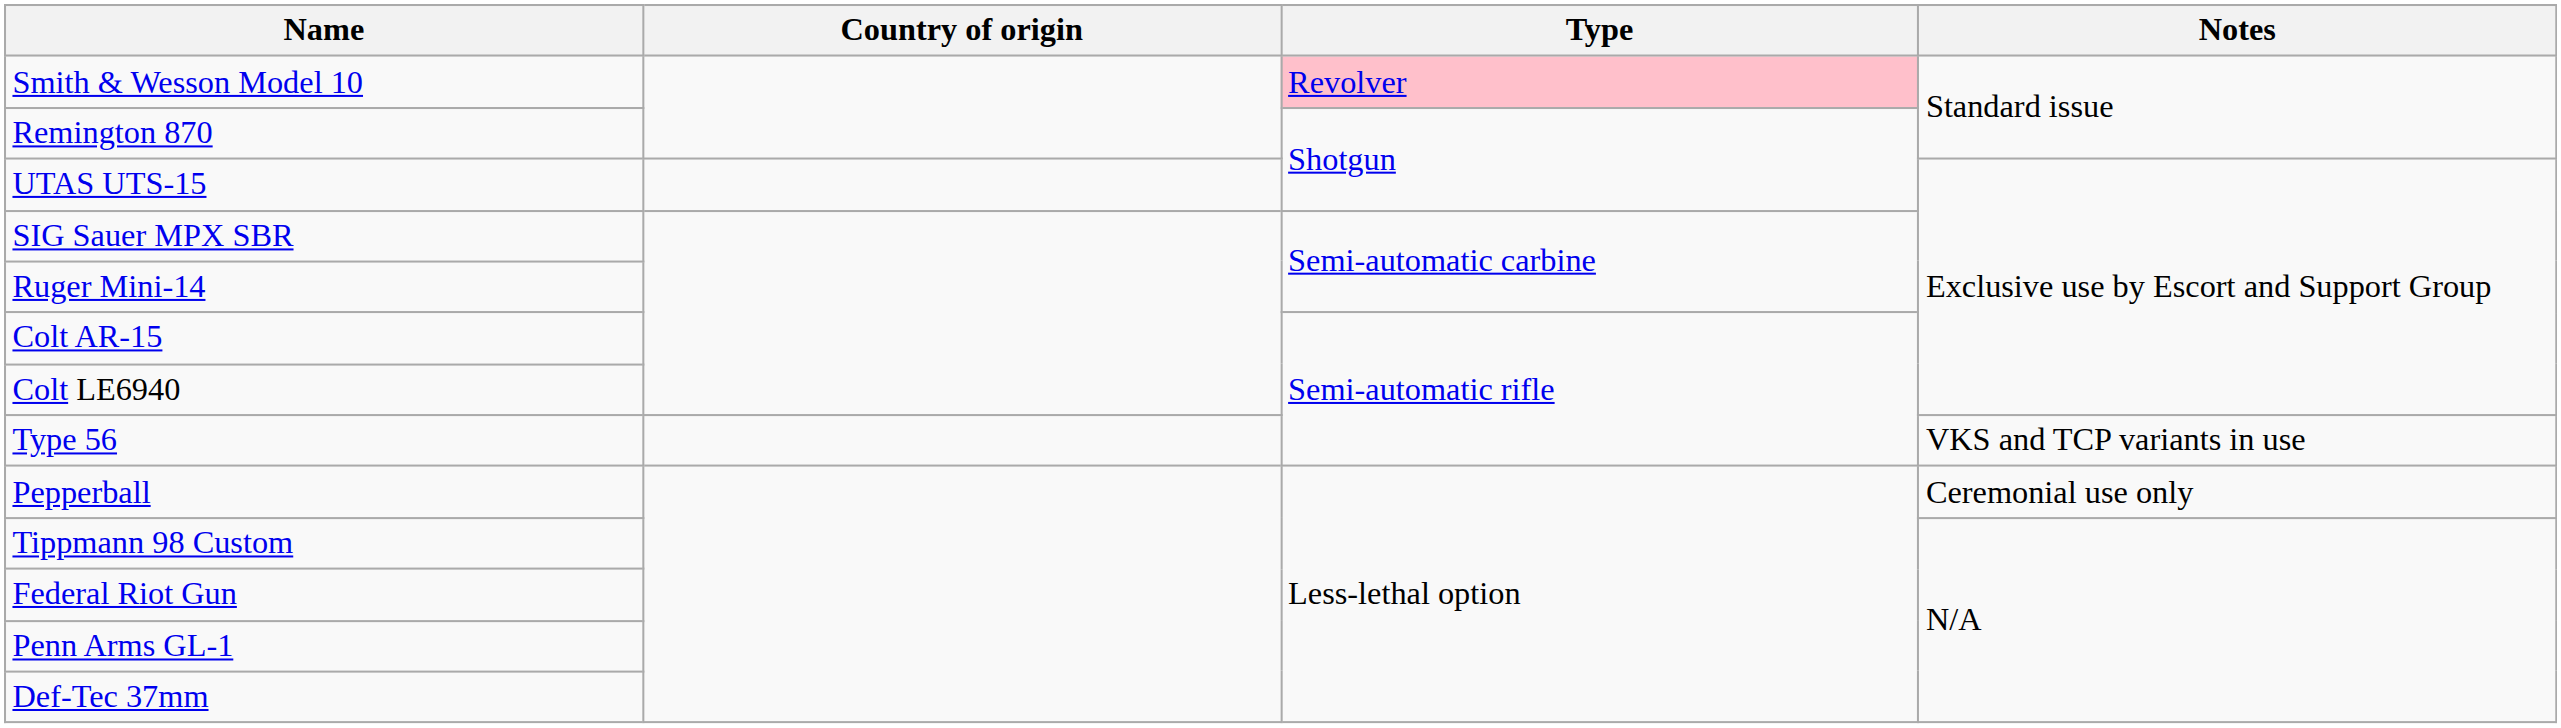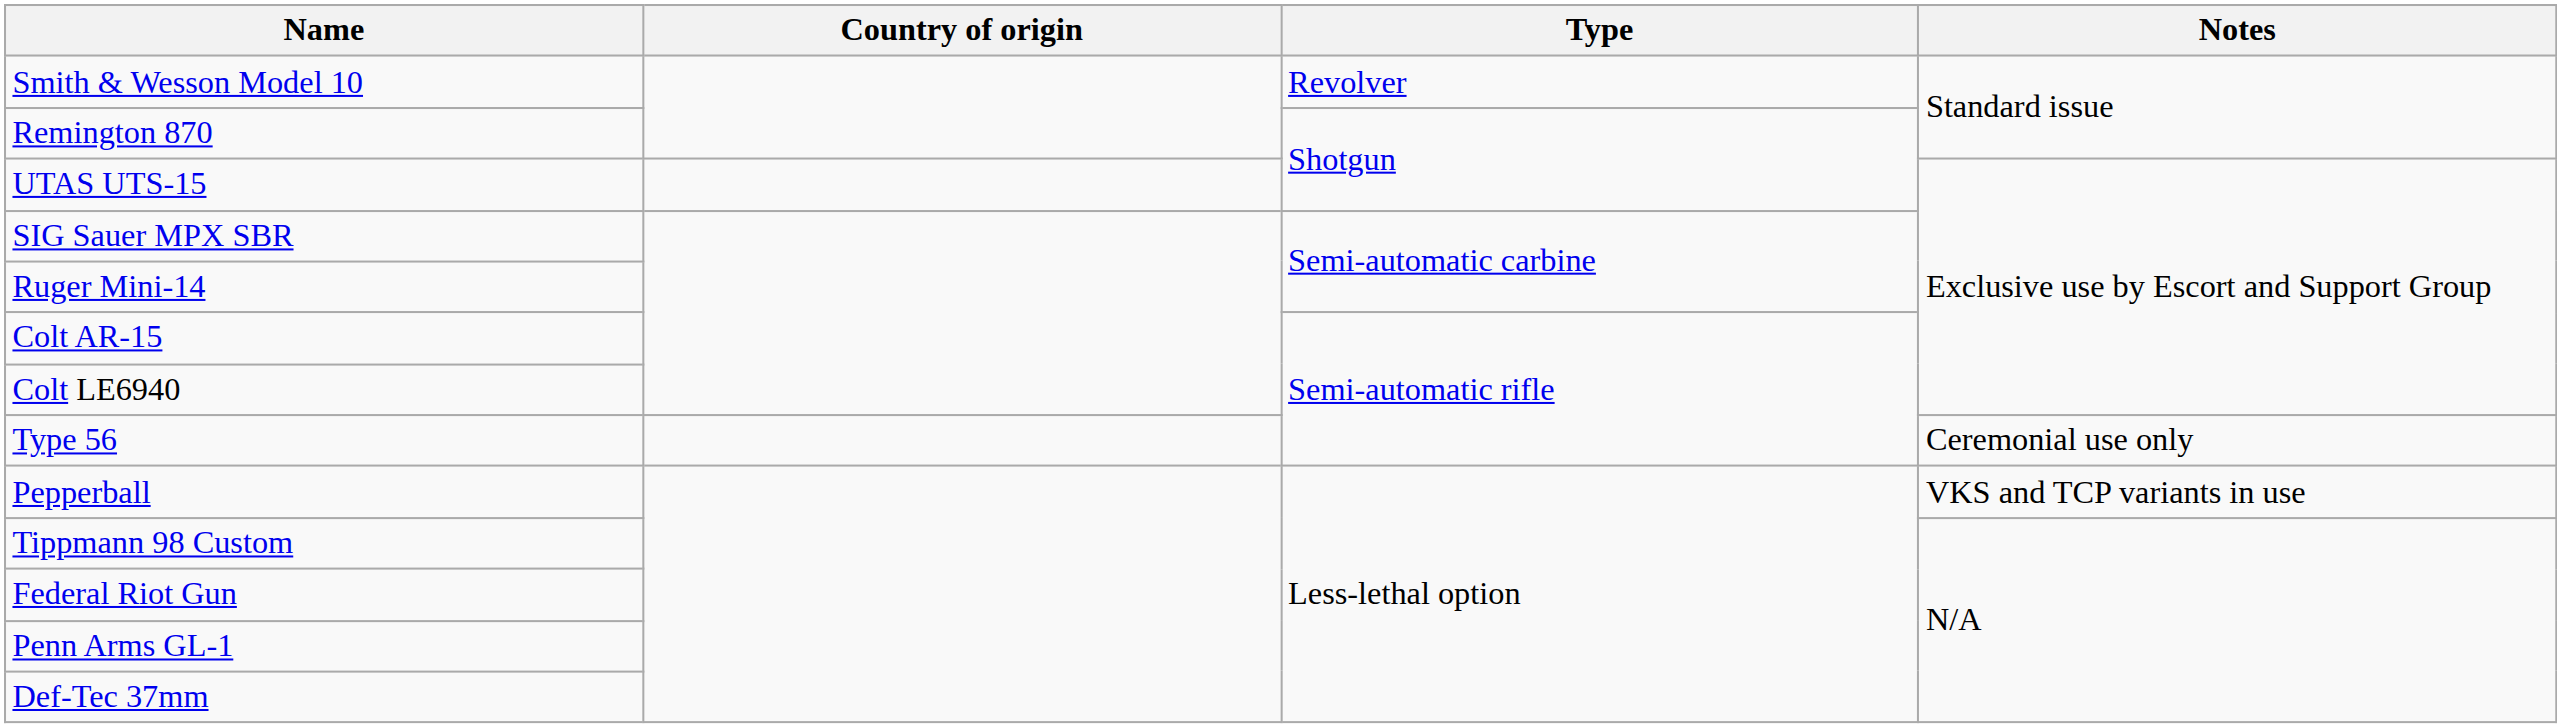(1347, 81) pink background -> (1347, 81) no background
(2116, 440) VKS and TCP variants in use -> (2060, 440) Ceremonial use only
(2060, 491) Ceremonial use only -> (2116, 491) VKS and TCP variants in use
